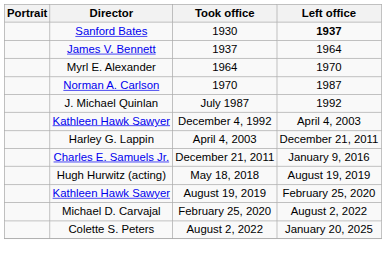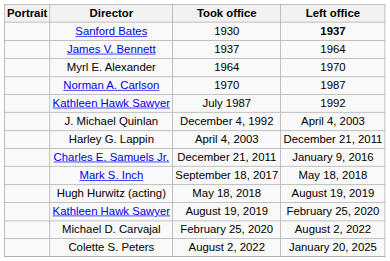(111, 103) J. Michael Quinlan -> (111, 103) Kathleen Hawk Sawyer
(111, 121) Kathleen Hawk Sawyer -> (111, 121) J. Michael Quinlan
+ row: (227, 175)
